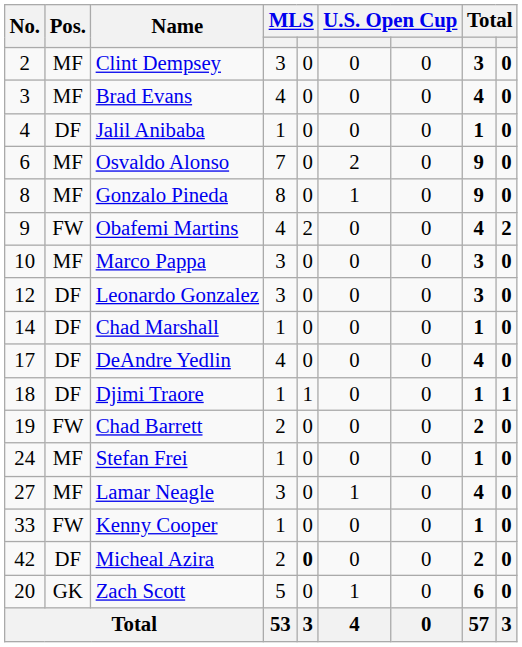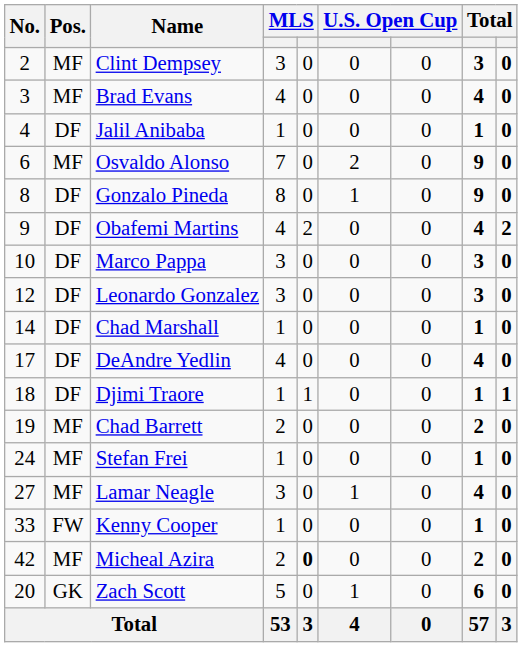(68, 195) MF -> (68, 195) DF
(68, 228) FW -> (68, 228) DF
(68, 261) MF -> (68, 261) DF
(68, 426) FW -> (68, 426) MF
(68, 558) DF -> (68, 558) MF
